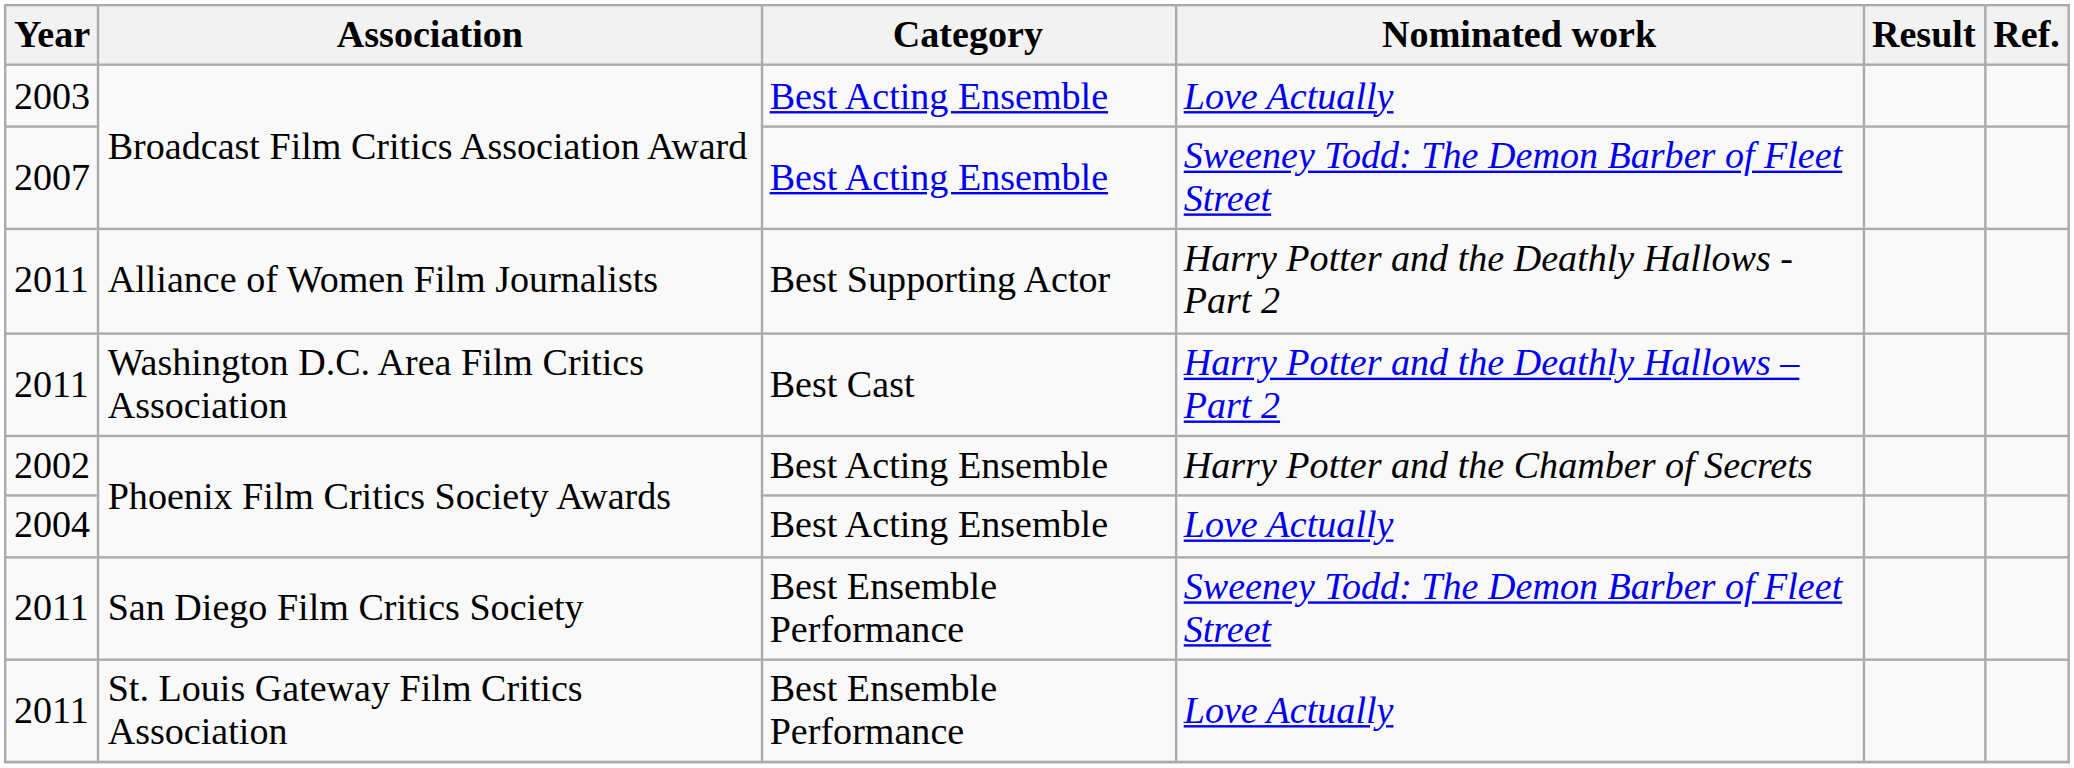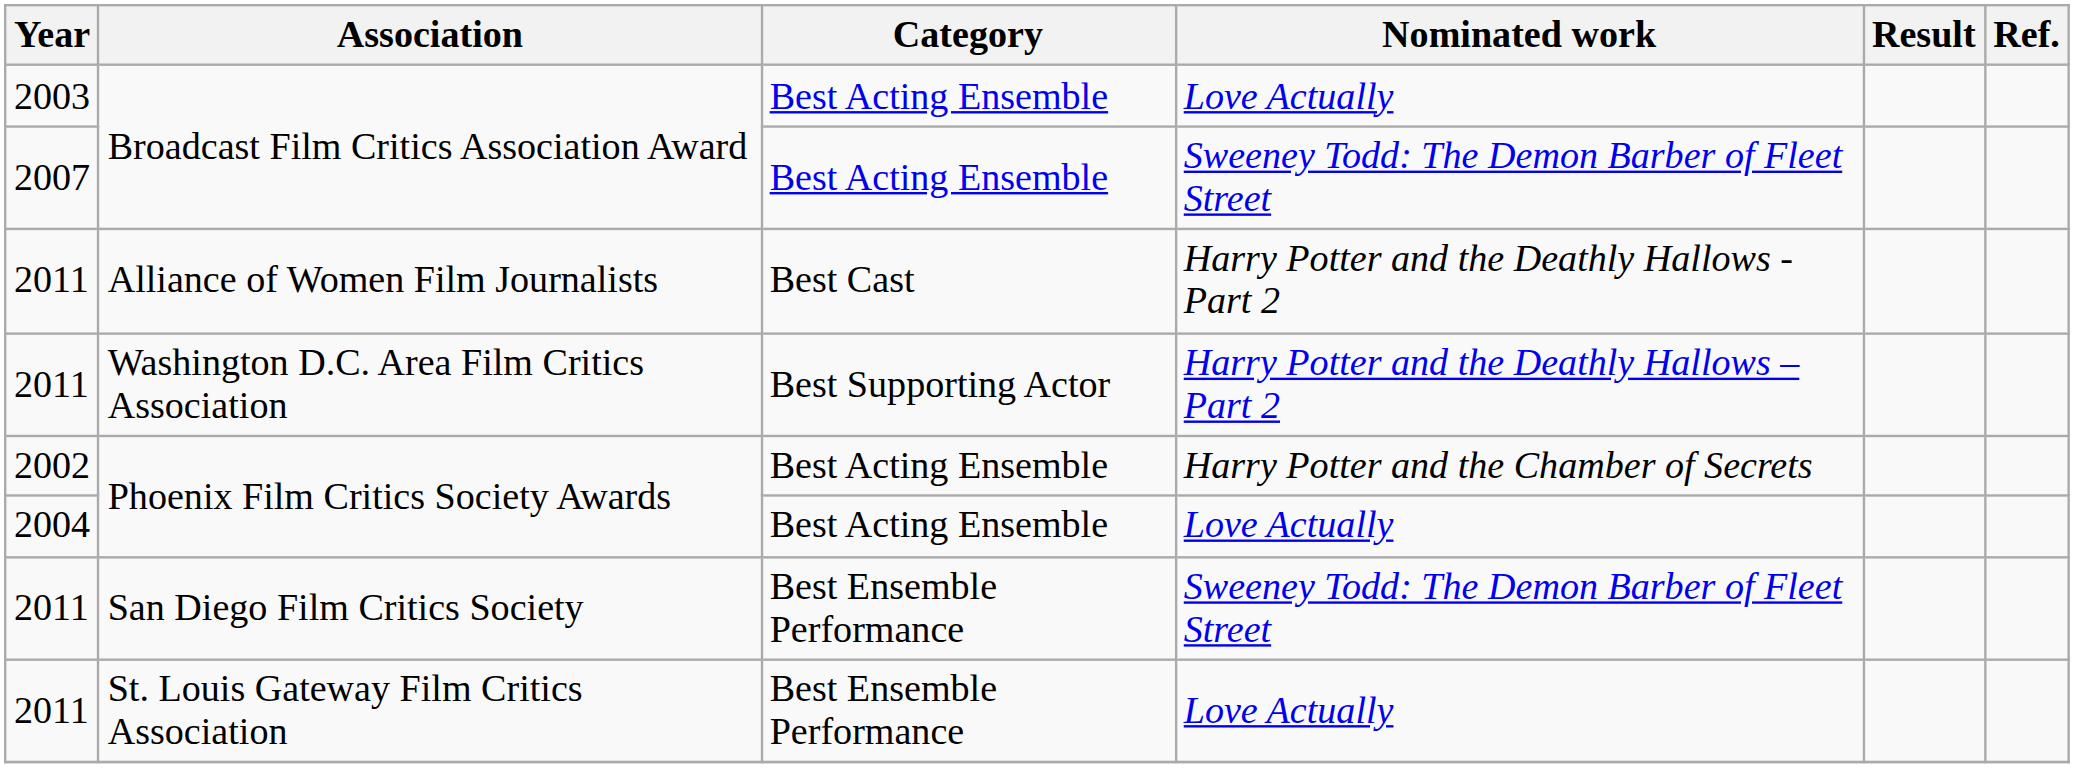(940, 280) Best Supporting Actor -> (842, 280) Best Cast
(842, 383) Best Cast -> (940, 383) Best Supporting Actor
